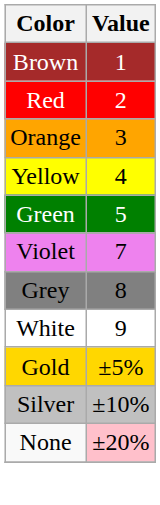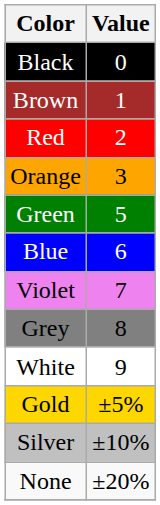+ row: (46, 61)
- row: (46, 175)
+ row: (46, 251)
(121, 442) pink background -> (121, 480) no background
